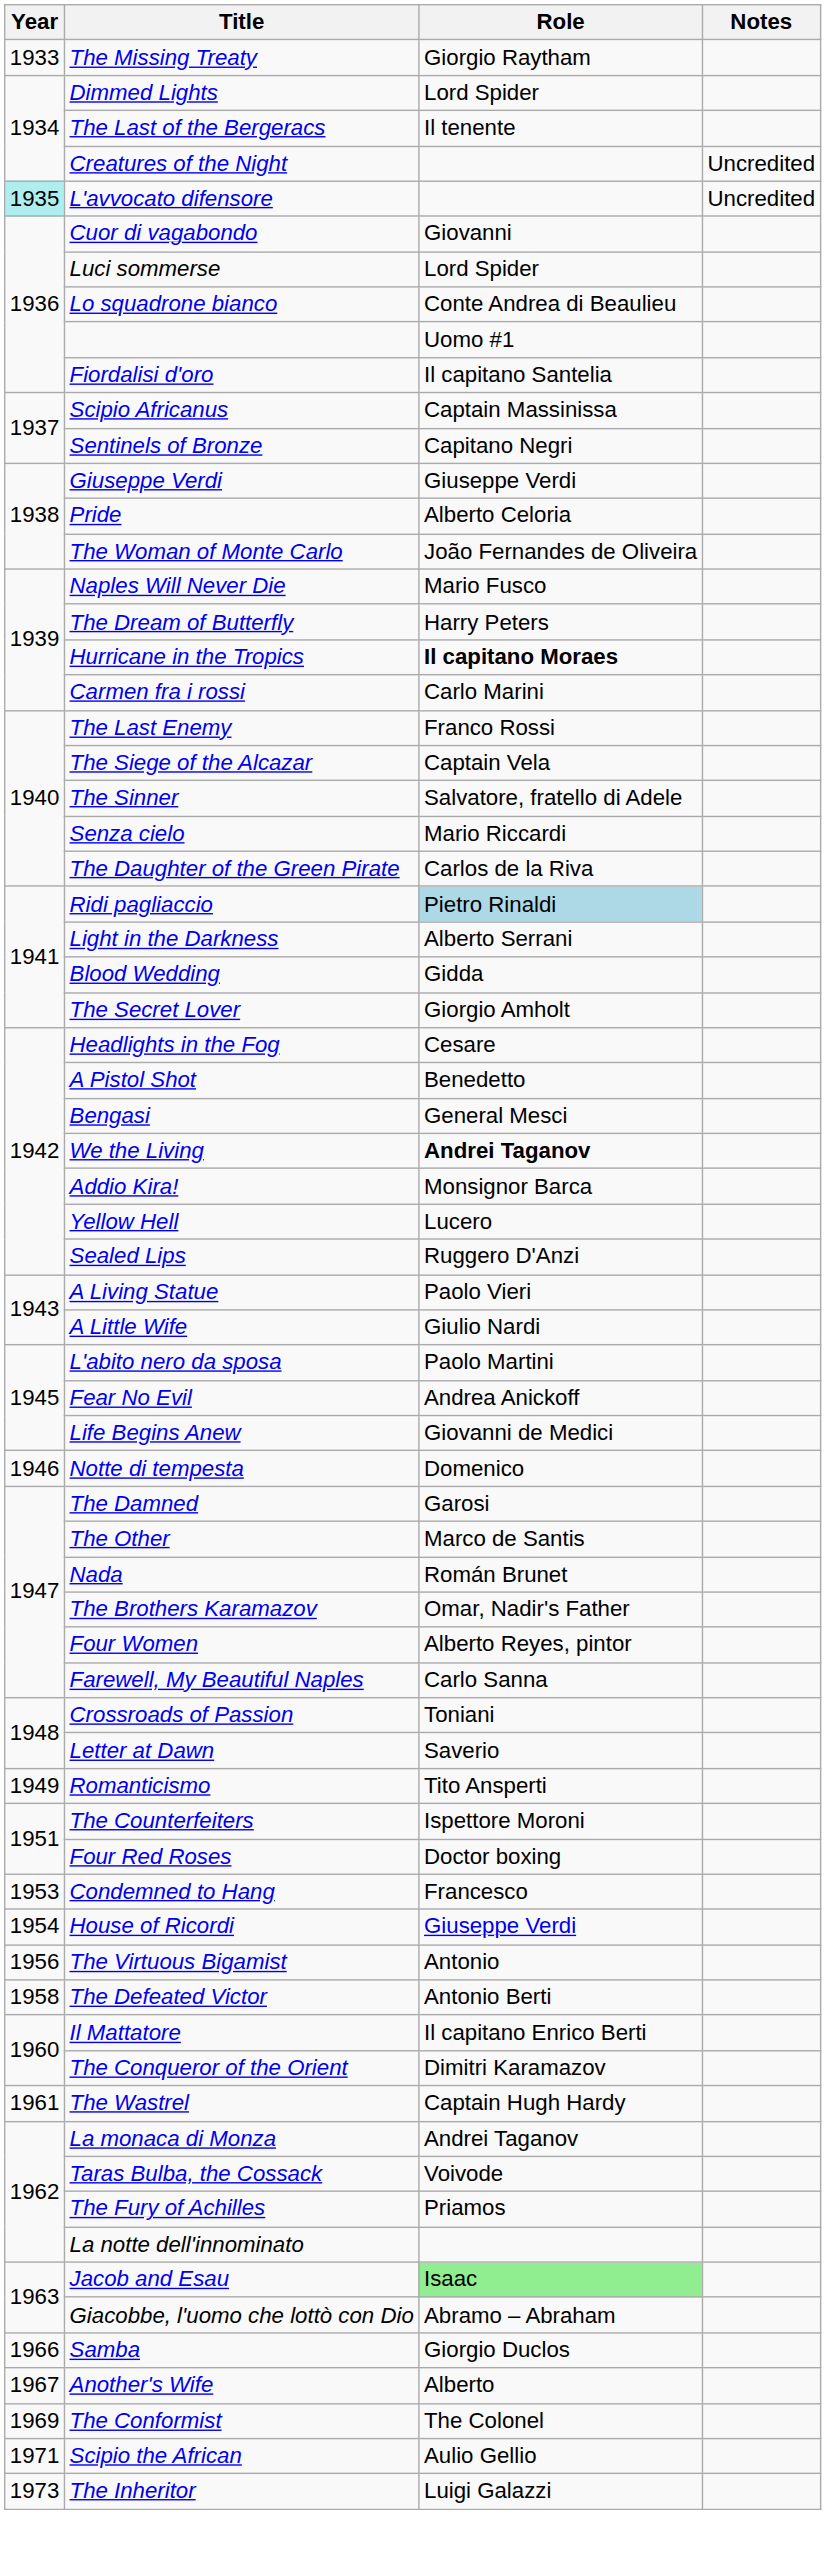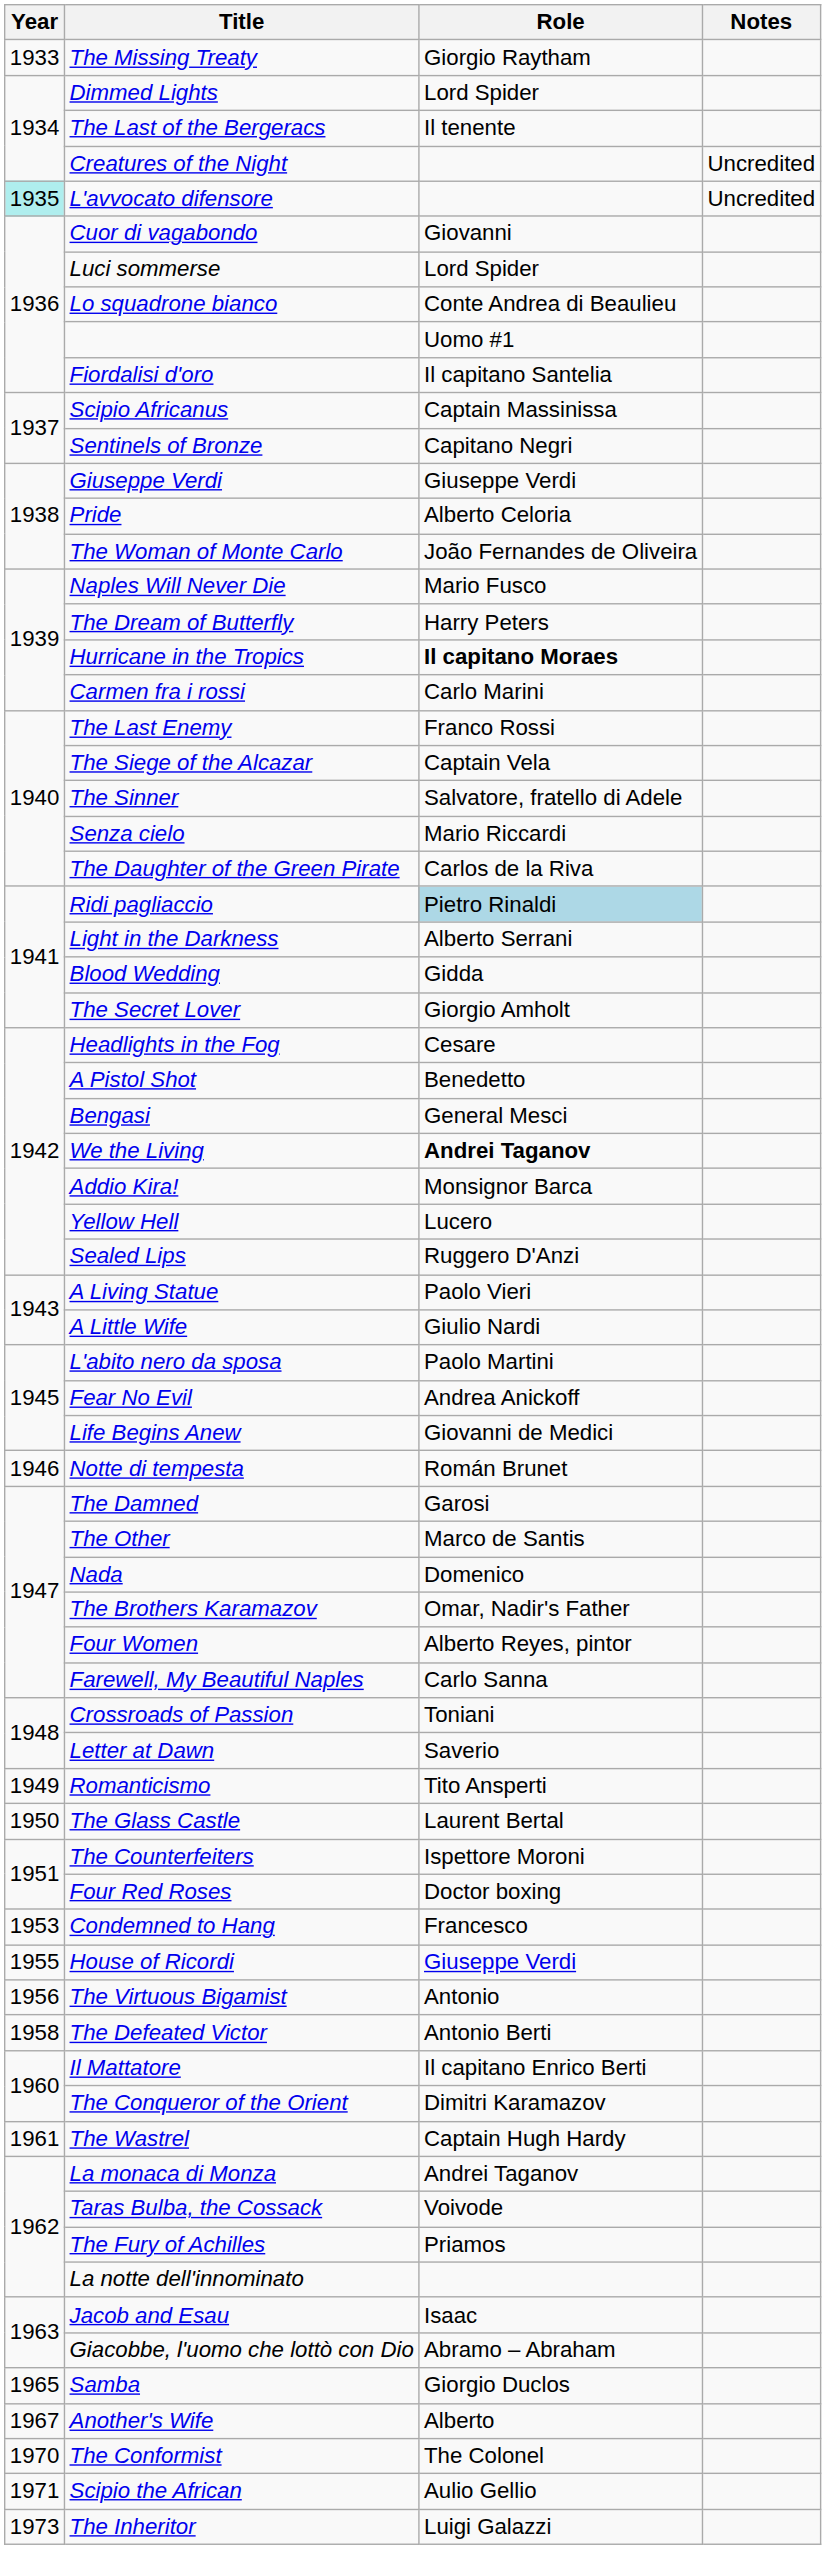(474, 1468) Domenico -> (496, 1468) Román Brunet
(496, 1574) Román Brunet -> (474, 1574) Domenico
+ row: (155, 1820)
(35, 1926) 1954 -> (35, 1962) 1955
(451, 2279) lightgreen background -> (451, 2314) no background
(35, 2350) 1966 -> (35, 2385) 1965
(35, 2420) 1969 -> (35, 2455) 1970
